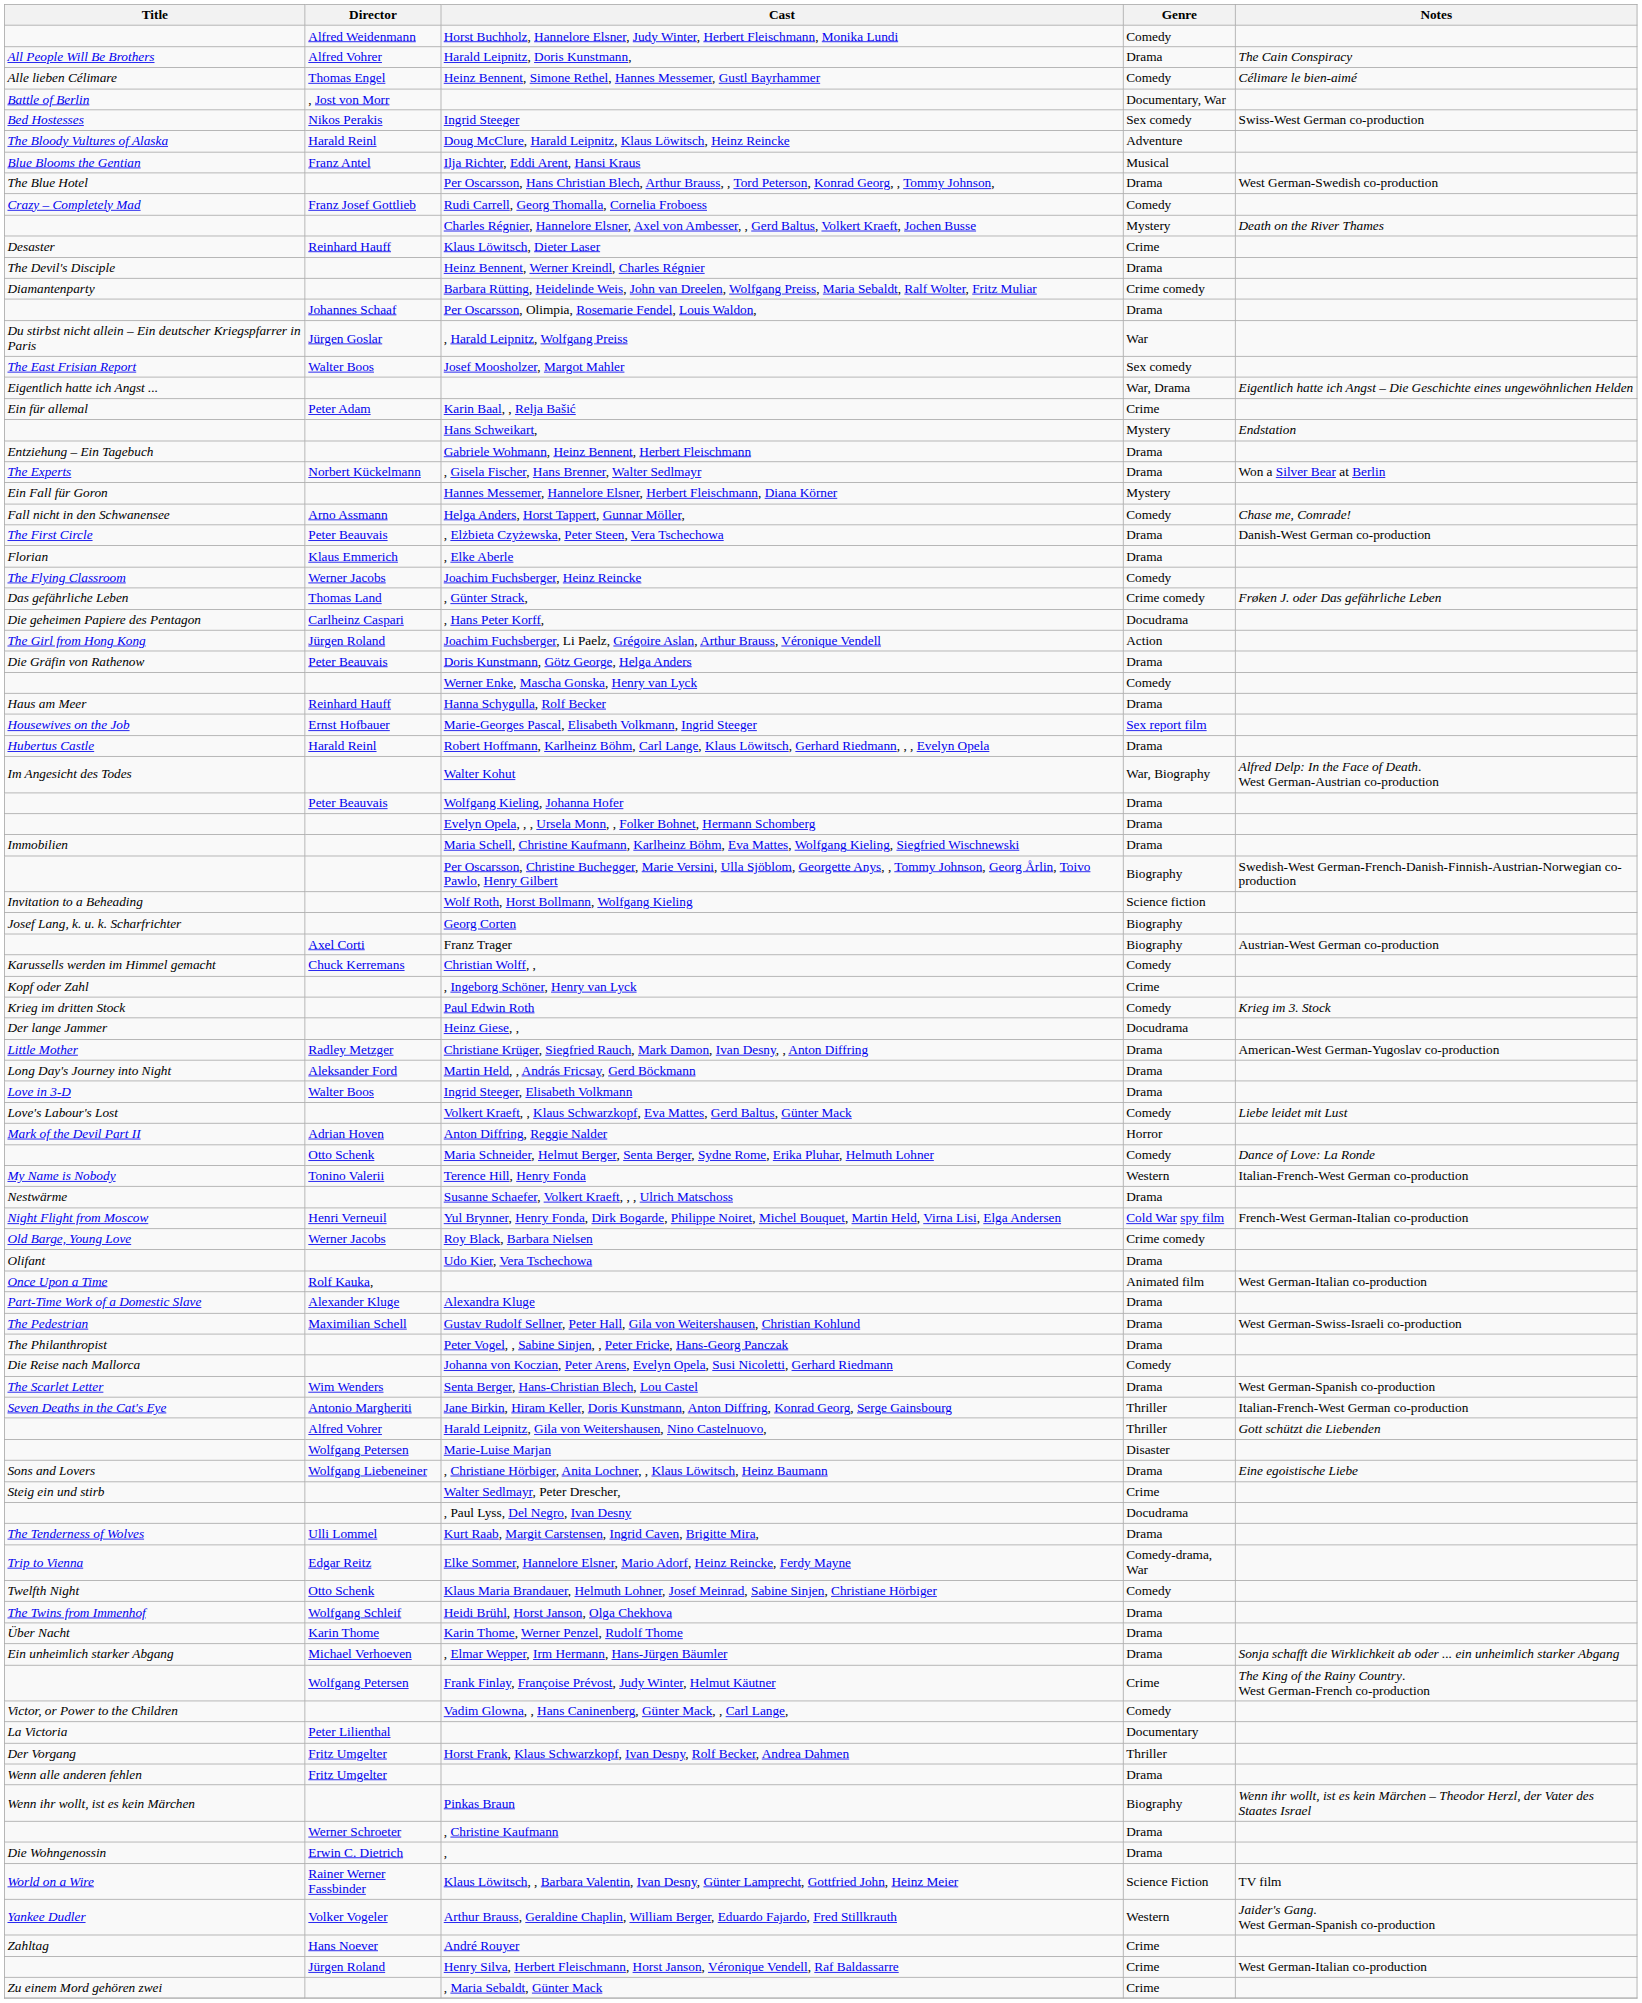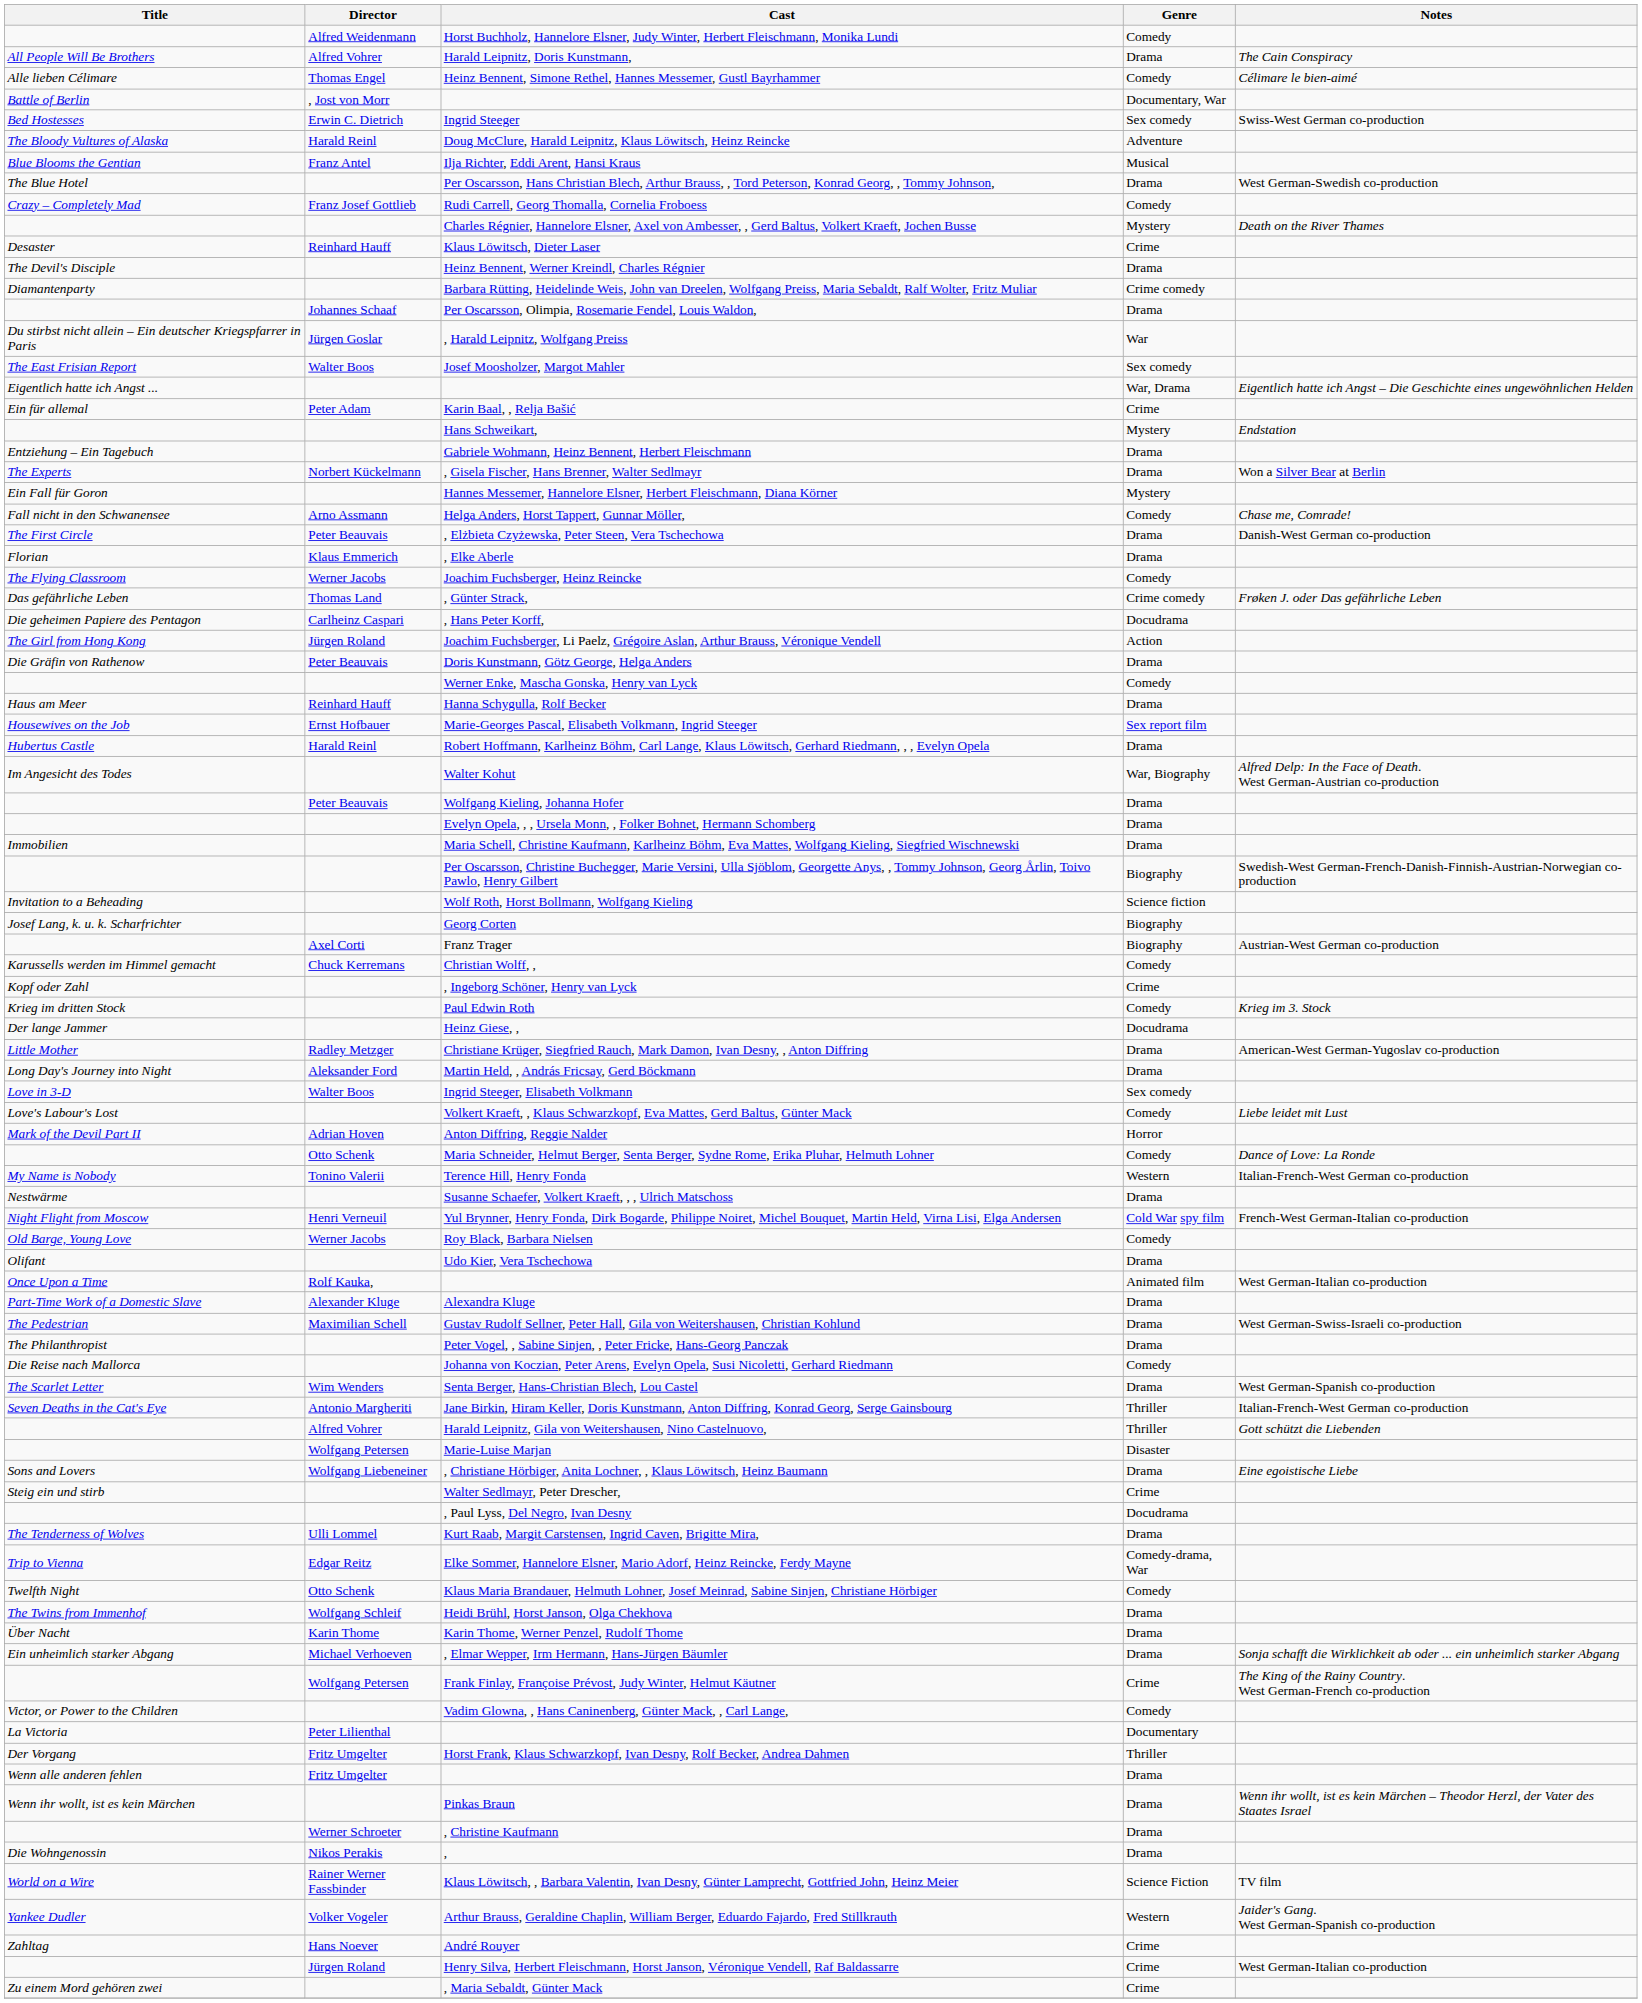(345, 120) Nikos Perakis -> (356, 120) Erwin C. Dietrich
(1144, 1091) Drama -> (1159, 1091) Sex comedy
(1166, 1239) Crime comedy -> (1149, 1239) Comedy
(1154, 1803) Biography -> (1144, 1803) Drama
(356, 1852) Erwin C. Dietrich -> (345, 1852) Nikos Perakis
